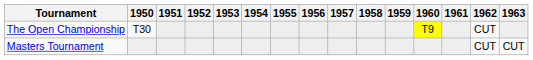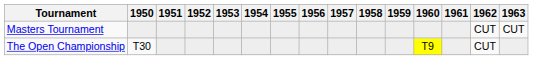rows swapped: (55, 47) <-> (66, 30)
